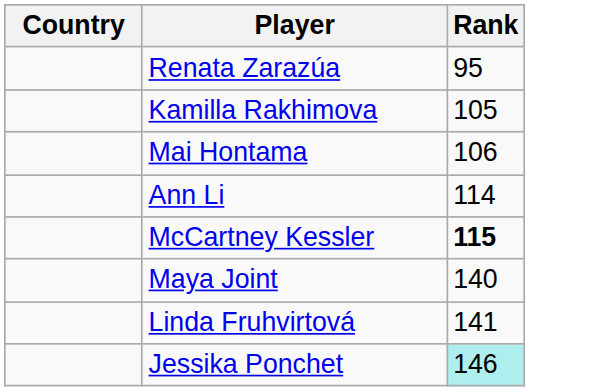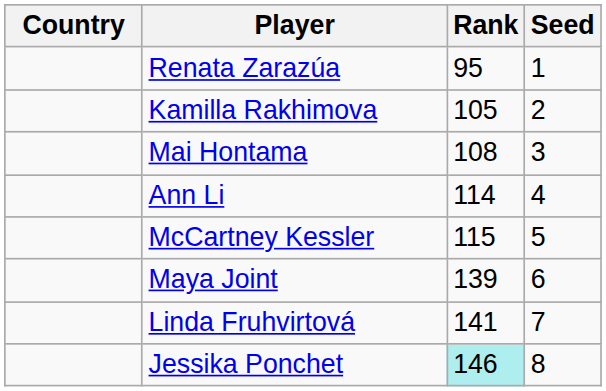+ column: (563, 25)
(475, 152) 106 -> (475, 152) 108
(475, 237) bold -> (474, 237) normal
(475, 279) 140 -> (475, 279) 139
